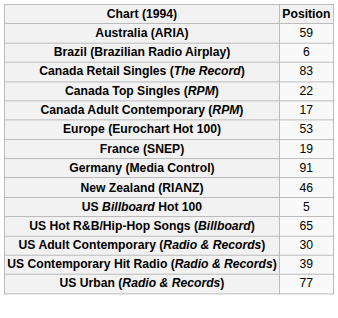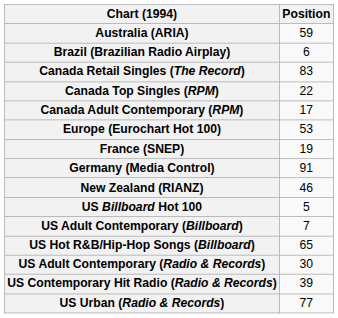+ row: (142, 226)
